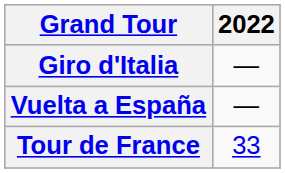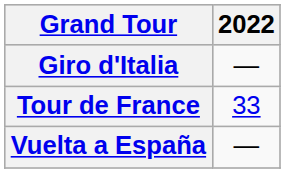rows swapped: (108, 146) <-> (108, 106)
